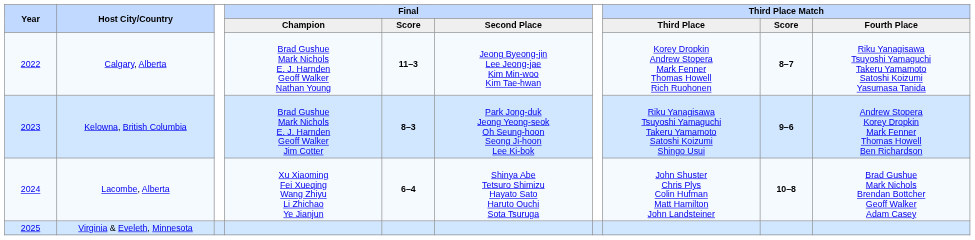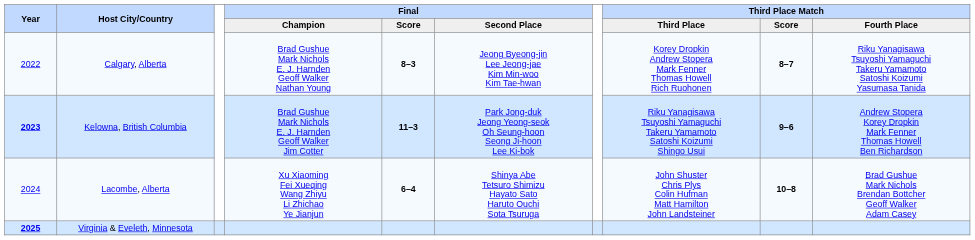(408, 64) 11–3 -> (408, 64) 8–3
(31, 127) normal -> (31, 127) bold
(408, 127) 8–3 -> (408, 127) 11–3
(31, 228) normal -> (31, 228) bold
